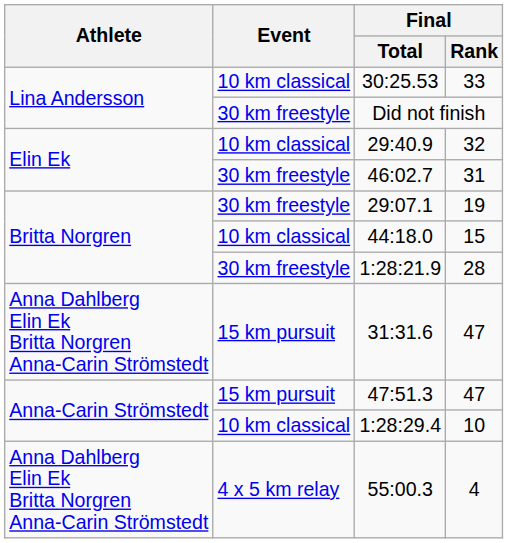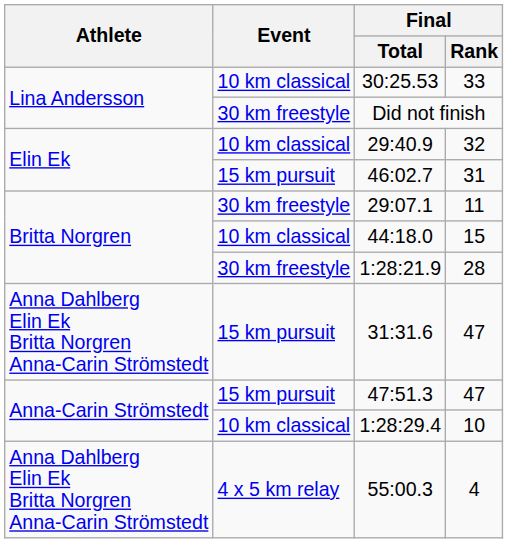(284, 175) 30 km freestyle -> (276, 175) 15 km pursuit
(474, 206) 19 -> (474, 206) 11
